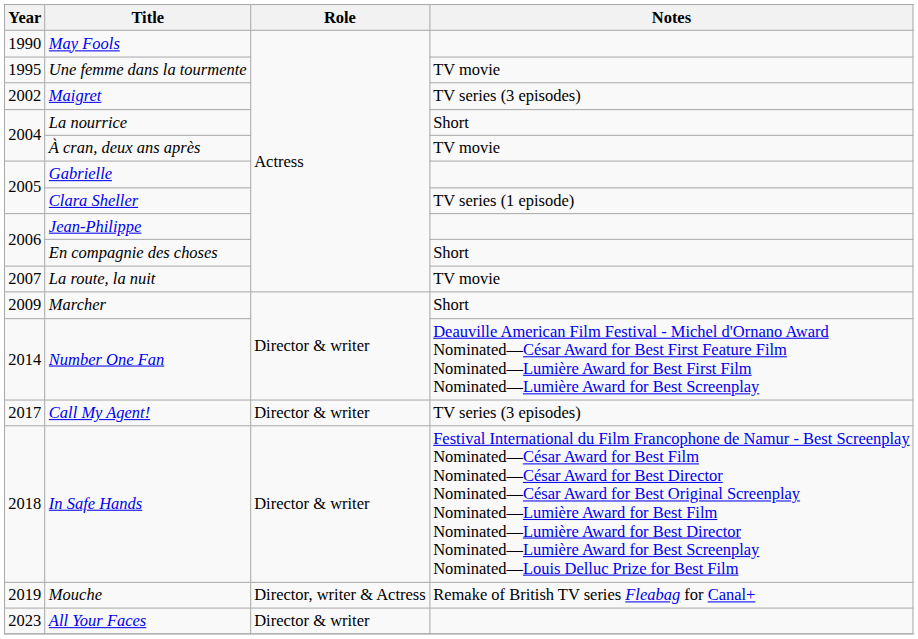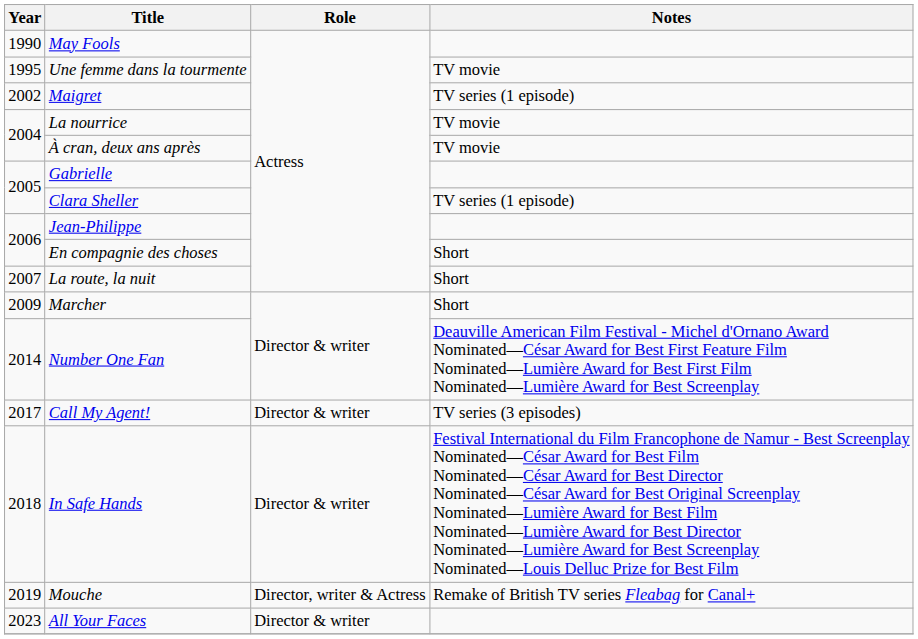(507, 95) TV series (3 episodes) -> (504, 95) TV series (1 episode)
(451, 122) Short -> (467, 122) TV movie
(467, 278) TV movie -> (451, 278) Short
